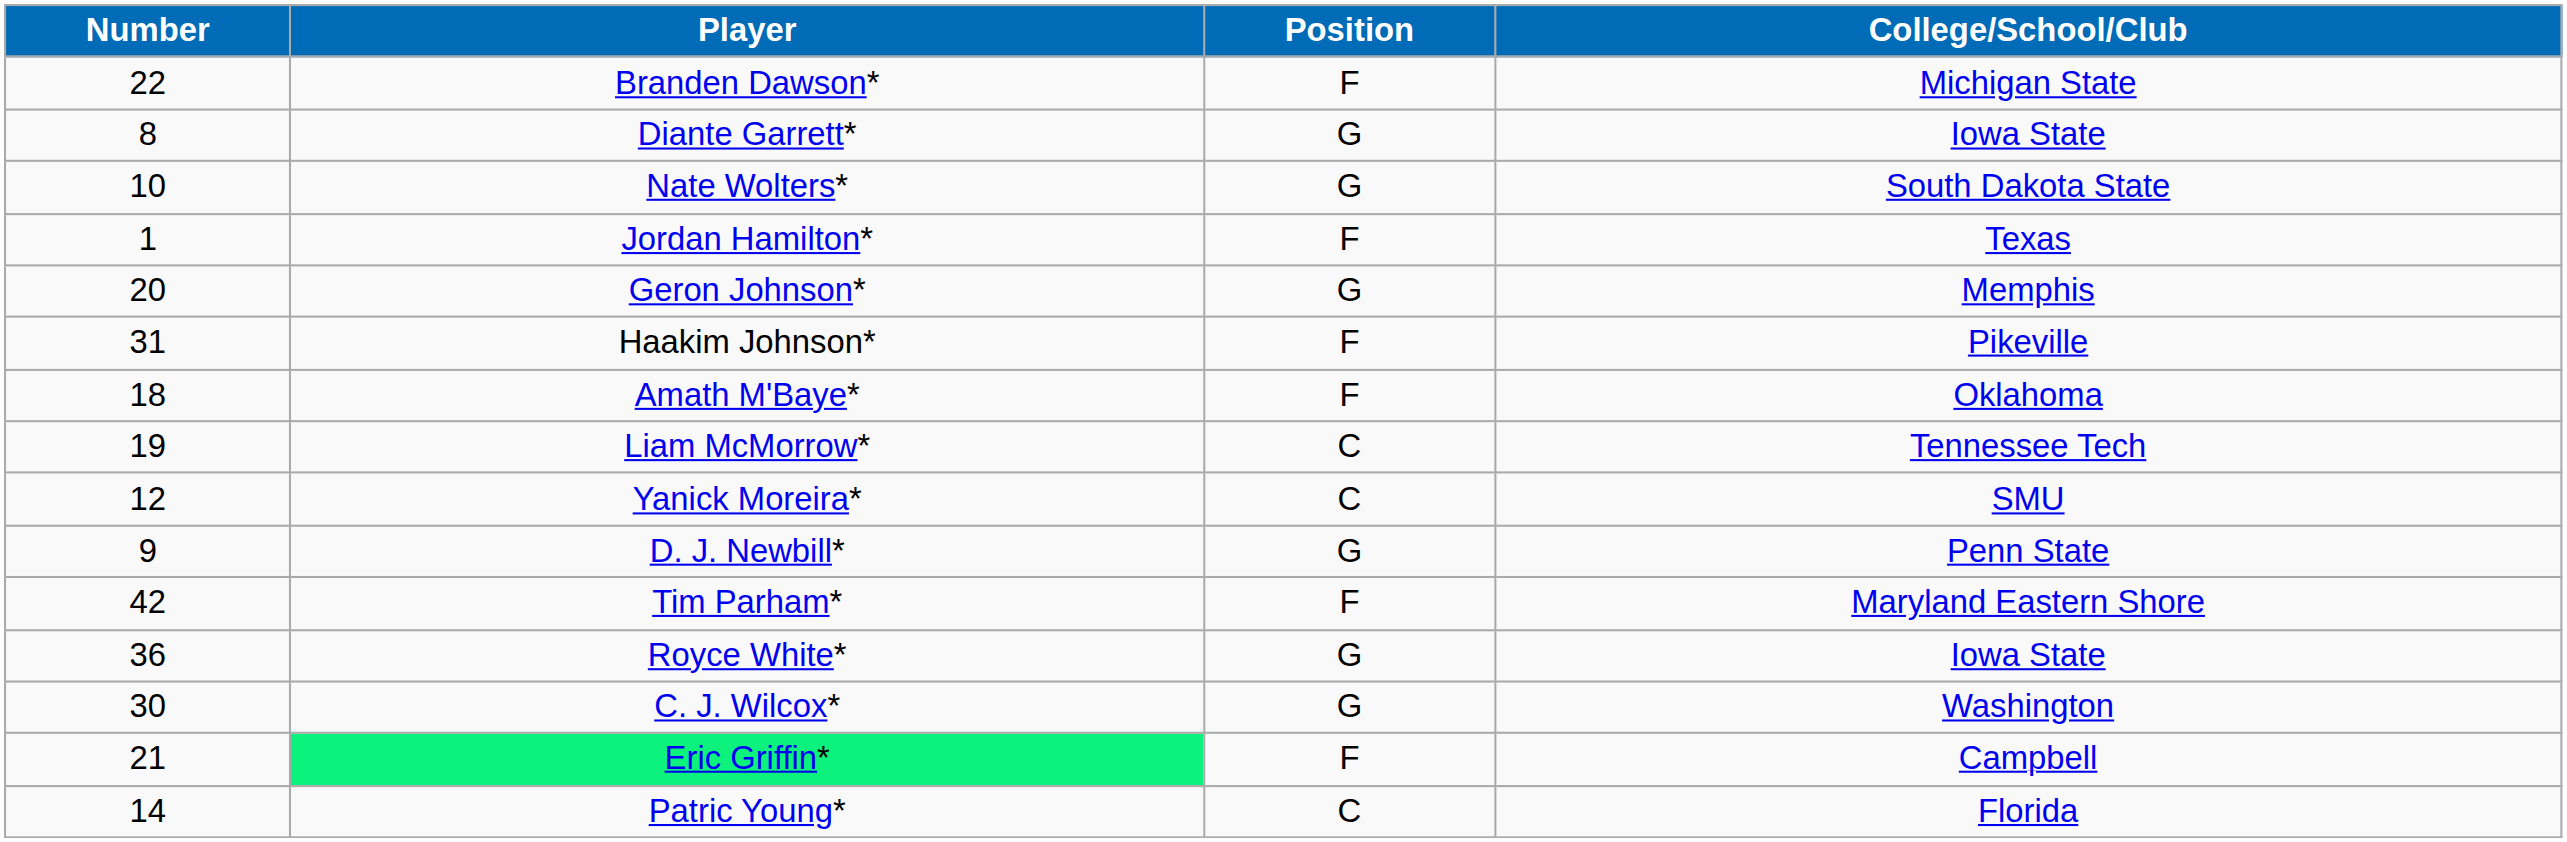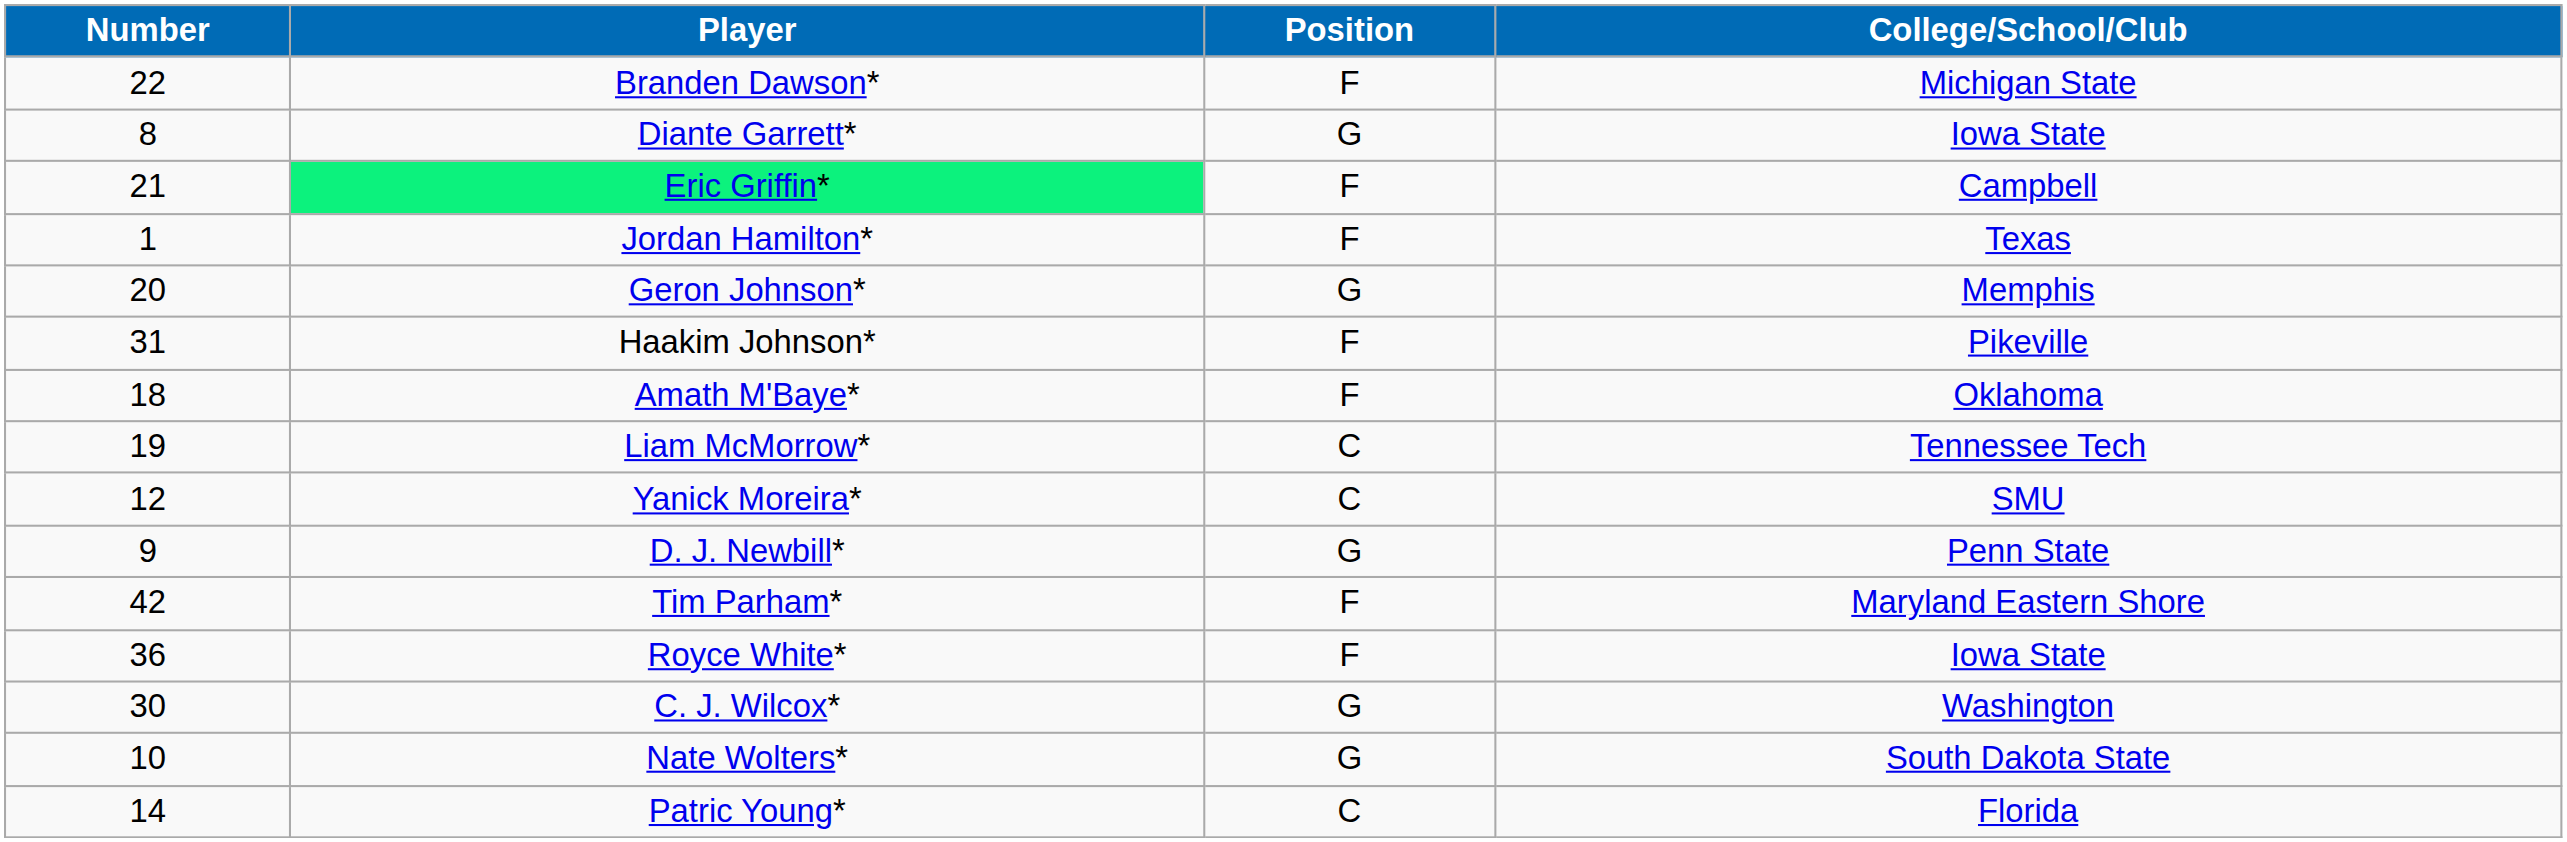rows swapped: (747, 758) <-> (747, 186)
(1349, 654) G -> (1349, 654) F
